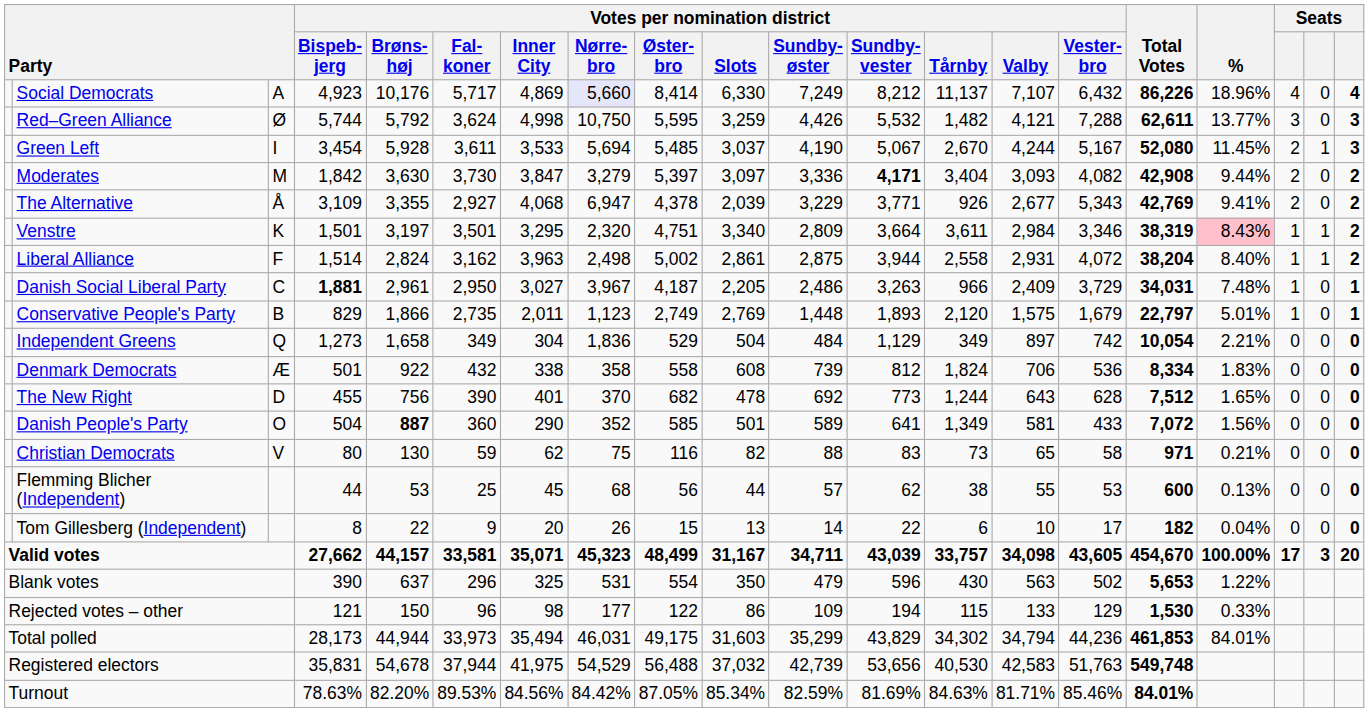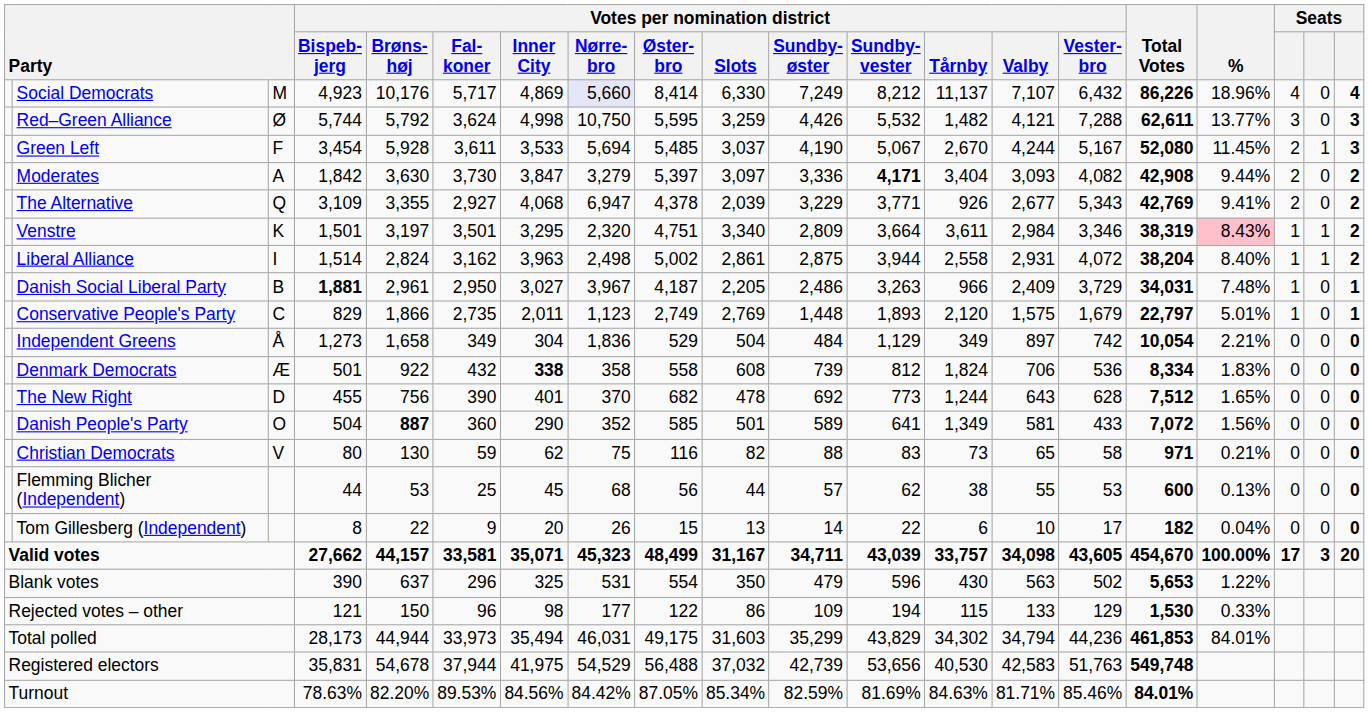(278, 93) A -> (280, 93) M
(275, 148) I -> (278, 148) F
(280, 176) M -> (278, 176) A
(278, 203) Å -> (279, 203) Q
(278, 259) F -> (275, 259) I
(279, 286) C -> (278, 286) B
(278, 314) B -> (279, 314) C
(279, 342) Q -> (278, 342) Å
(549, 369) normal -> (549, 369) bold
